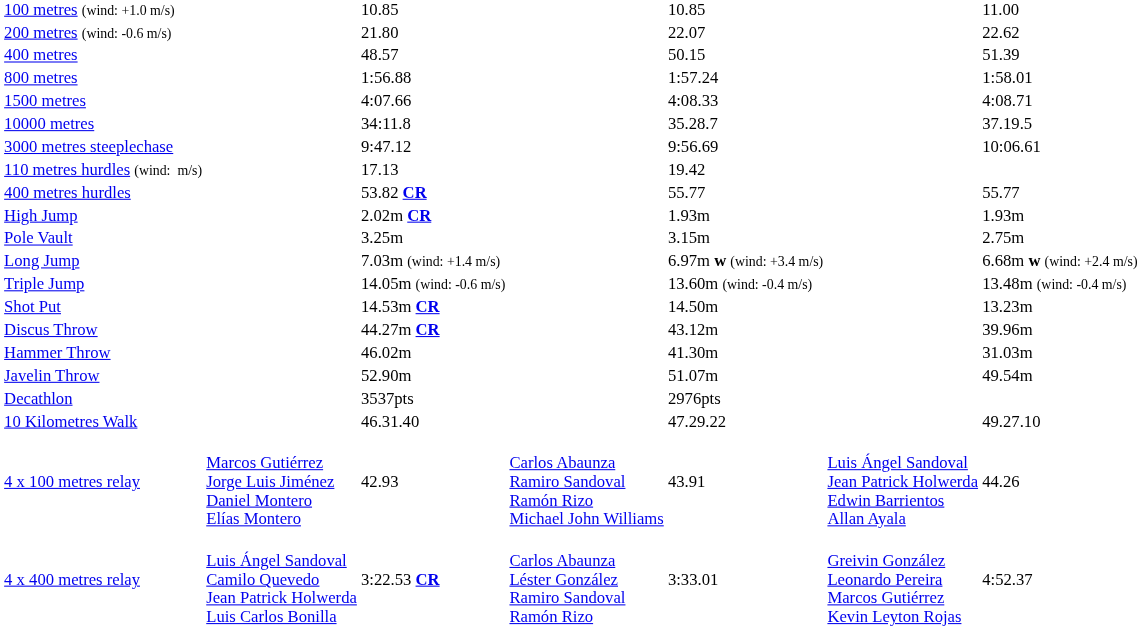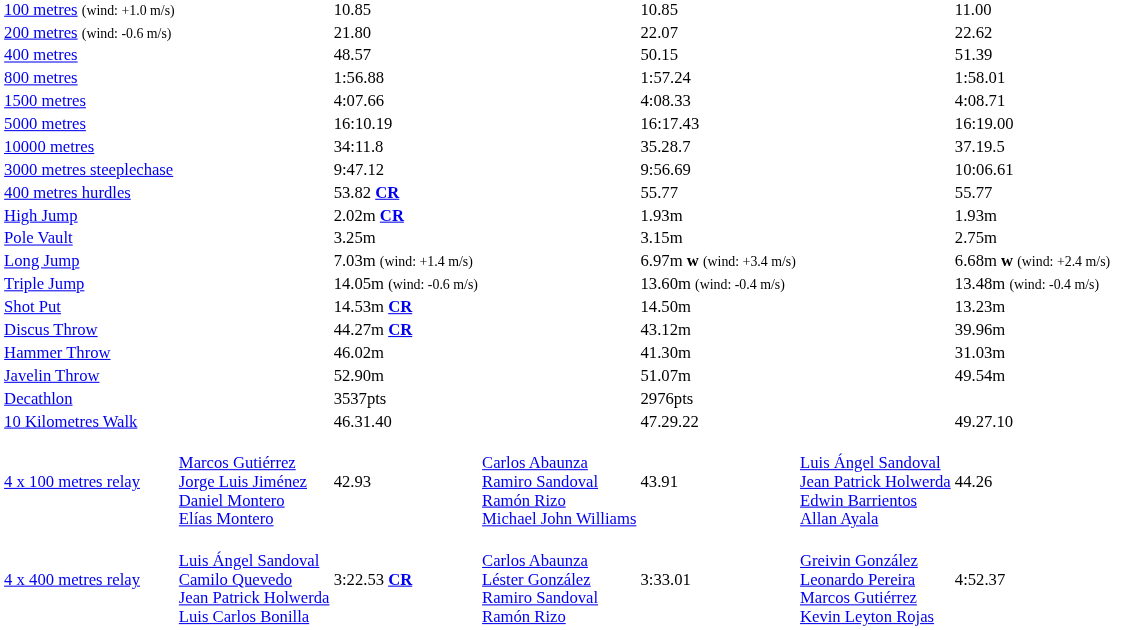+ row: (45, 123)
- row: (103, 169)
